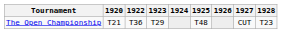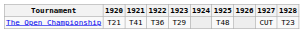+ column: (136, 11)
